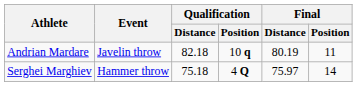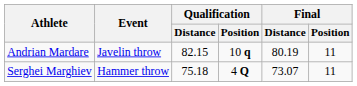(195, 52) 82.18 -> (195, 52) 82.15
(285, 72) 75.97 -> (285, 72) 73.07
(330, 72) 14 -> (330, 72) 11
